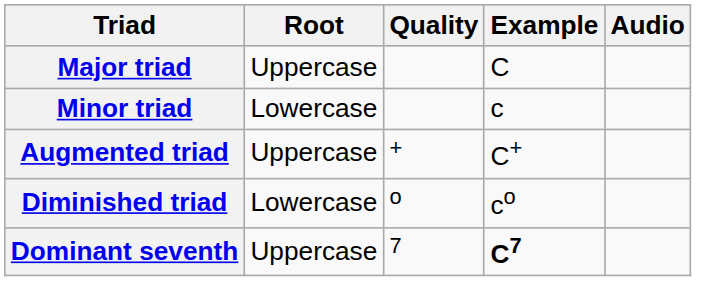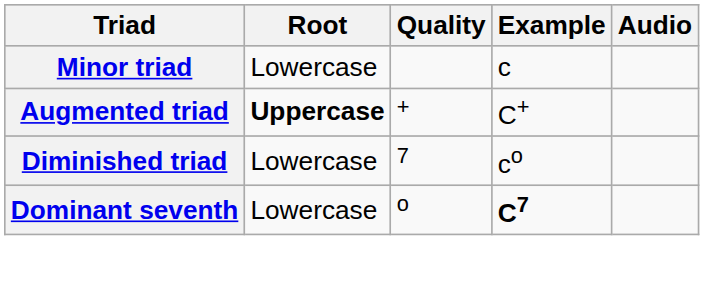- row: (125, 66)
(314, 153) normal -> (318, 112) bold
(395, 197) o -> (403, 155) 7
(314, 251) Uppercase -> (314, 209) Lowercase
(395, 245) 7 -> (403, 204) o
